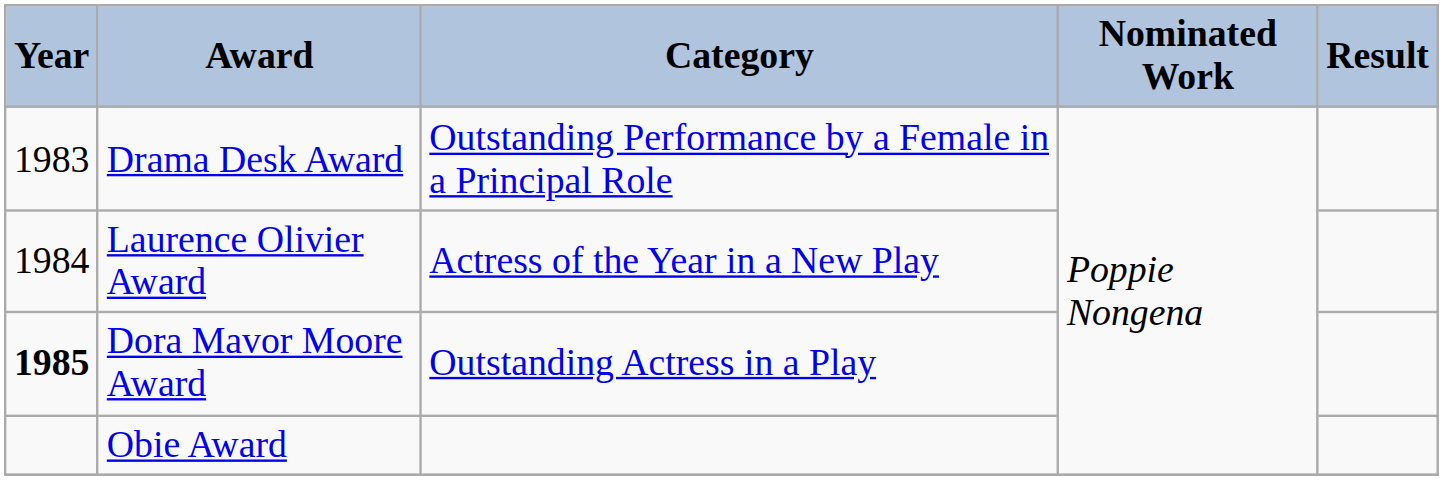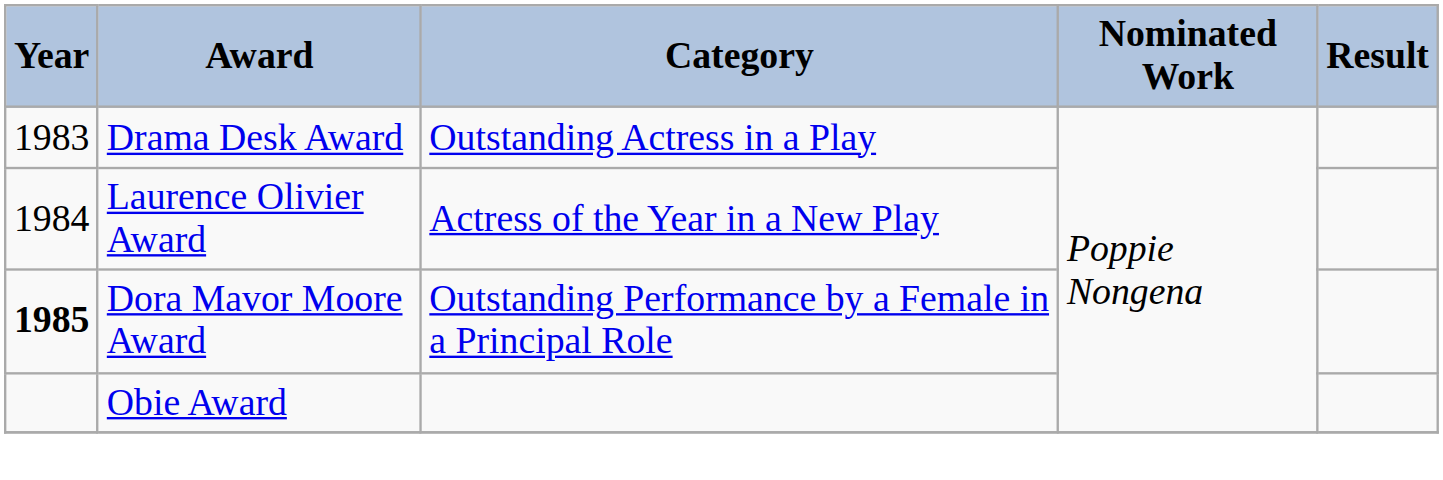(739, 158) Outstanding Performance by a Female in a Principal Role -> (653, 136) Outstanding Actress in a Play
(653, 362) Outstanding Actress in a Play -> (739, 320) Outstanding Performance by a Female in a Principal Role
